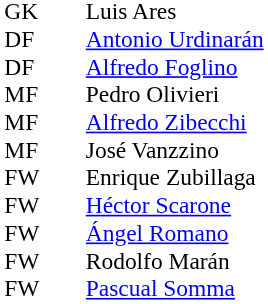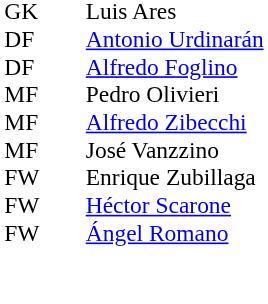- row: (158, 260)
- row: (160, 288)
